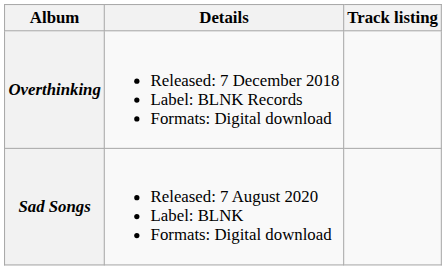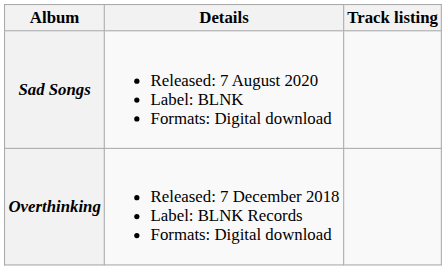rows swapped: (55, 89) <-> (55, 206)
